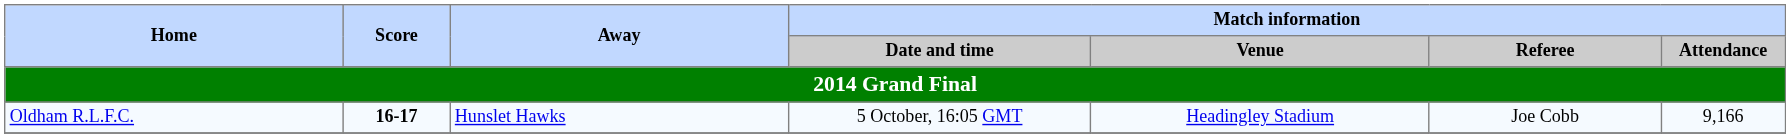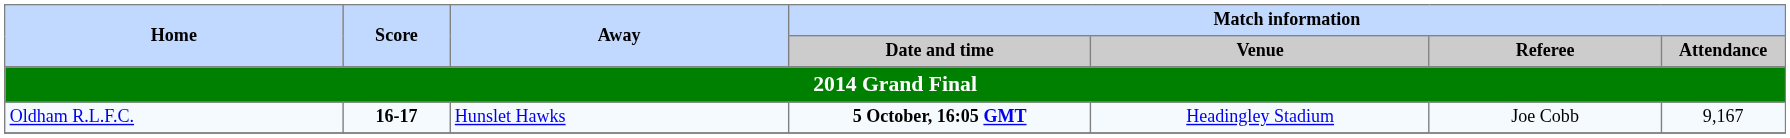(940, 117) normal -> (940, 117) bold
(1723, 117) 9,166 -> (1723, 117) 9,167
